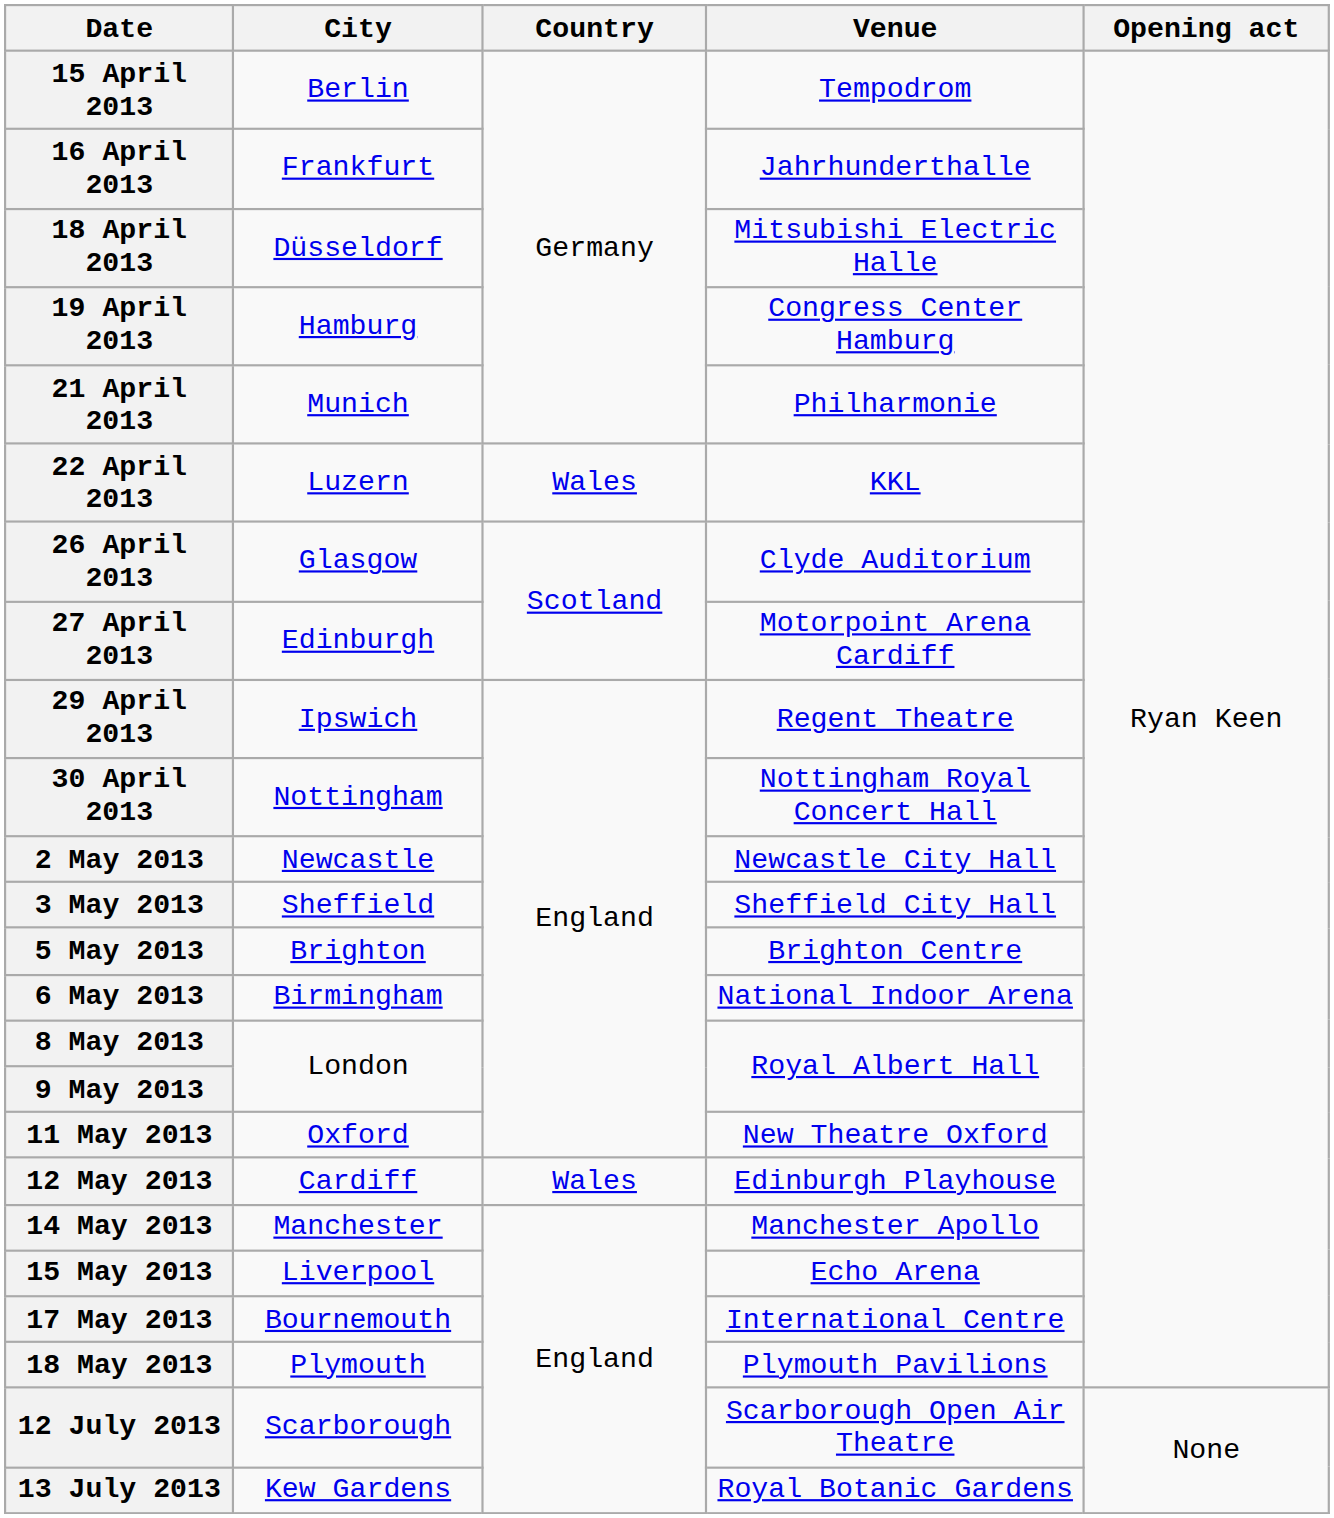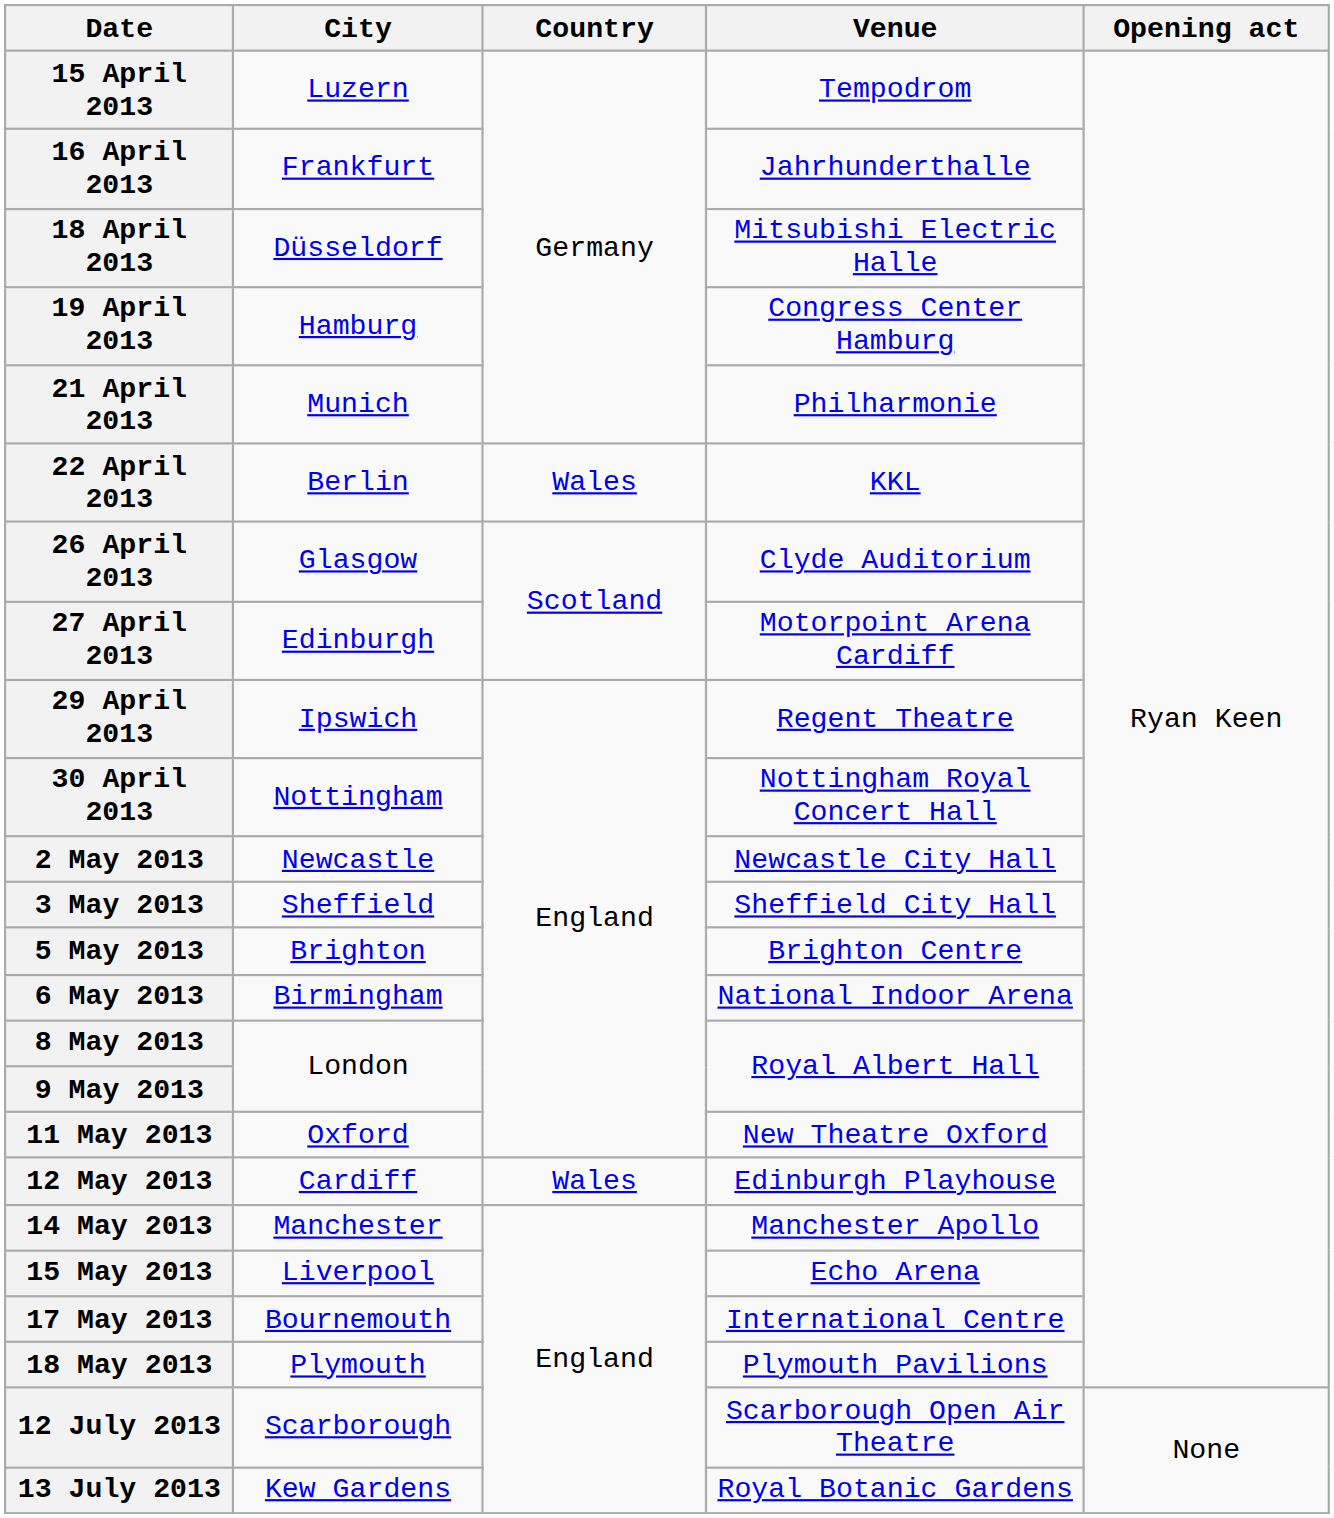(358, 90) Berlin -> (358, 90) Luzern
(358, 483) Luzern -> (358, 483) Berlin
